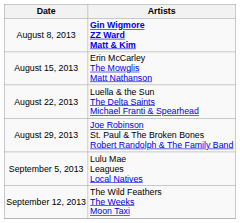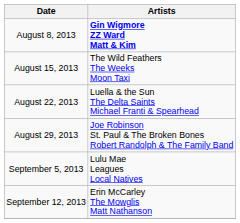(121, 69) Erin McCarley The Mowglis Matt Nathanson -> (126, 69) The Wild Feathers The Weeks Moon Taxi
(126, 202) The Wild Feathers The Weeks Moon Taxi -> (121, 202) Erin McCarley The Mowglis Matt Nathanson
